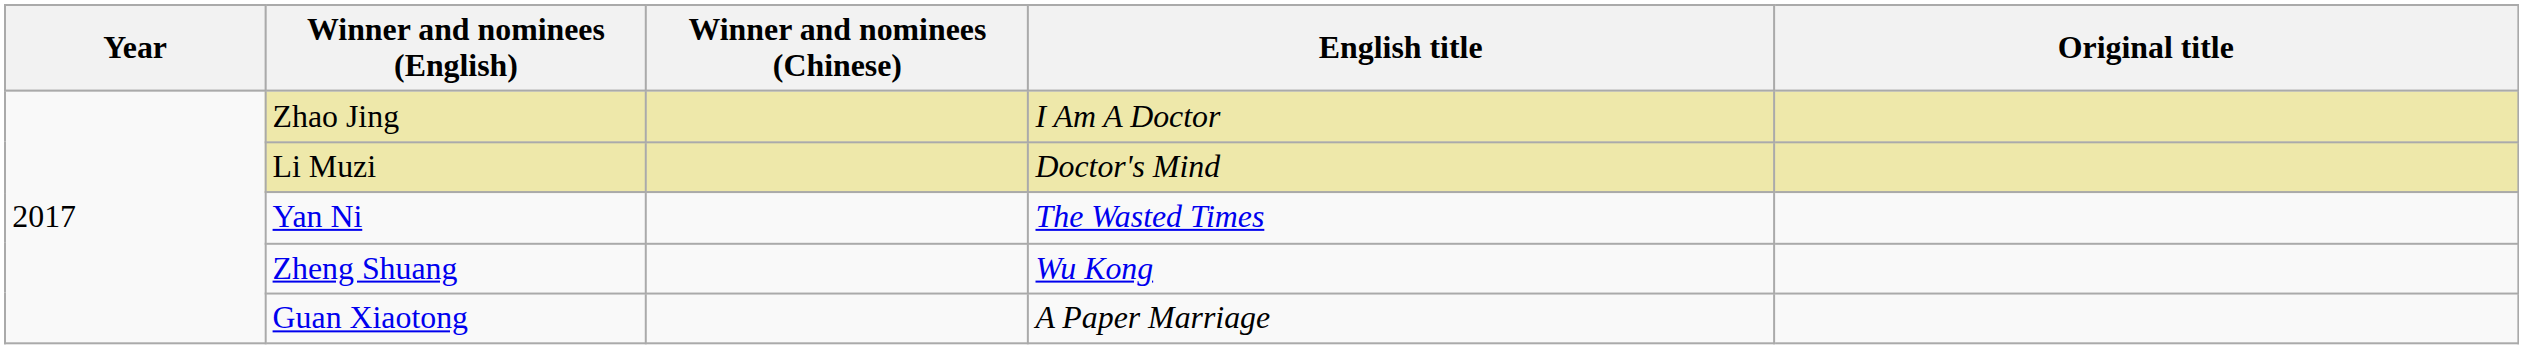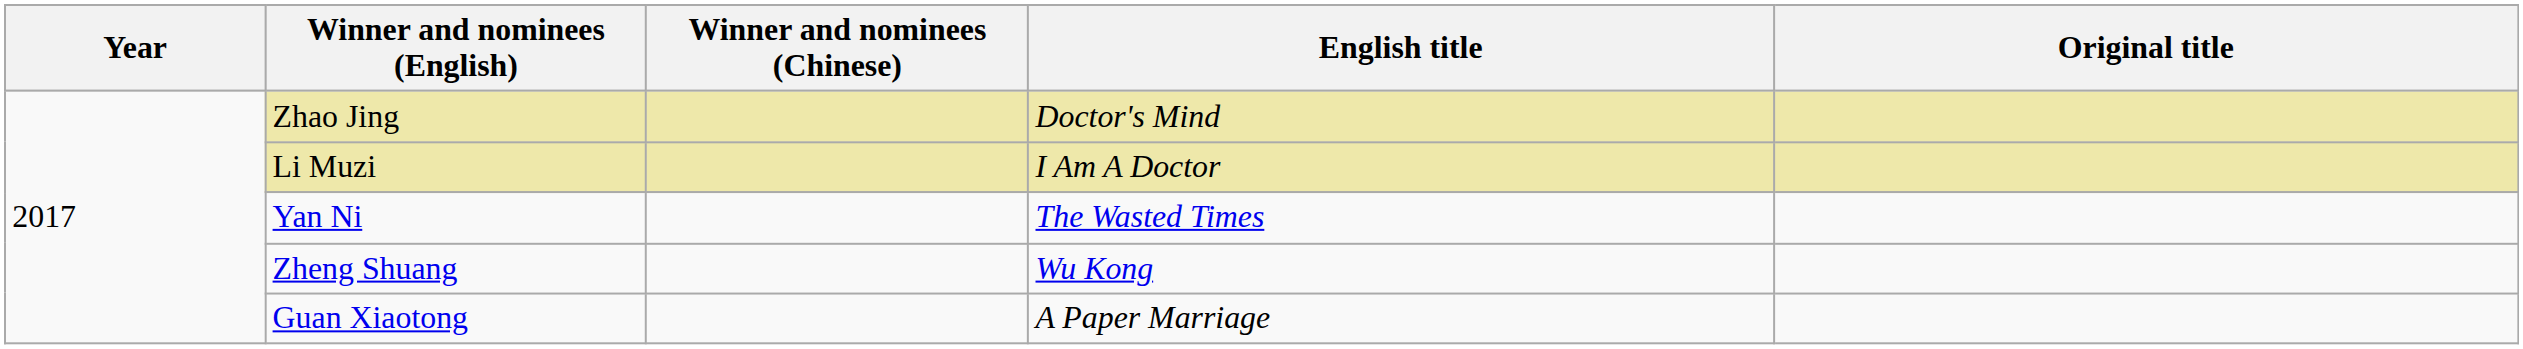(1128, 116) I Am A Doctor -> (1128, 116) Doctor's Mind
(1128, 166) Doctor's Mind -> (1128, 166) I Am A Doctor
